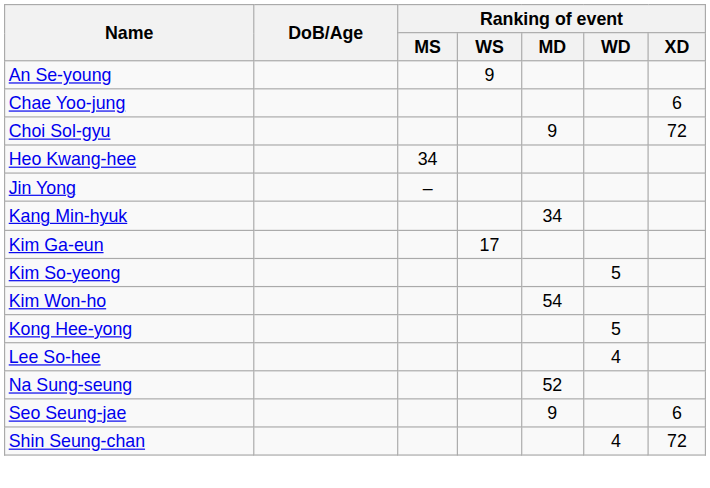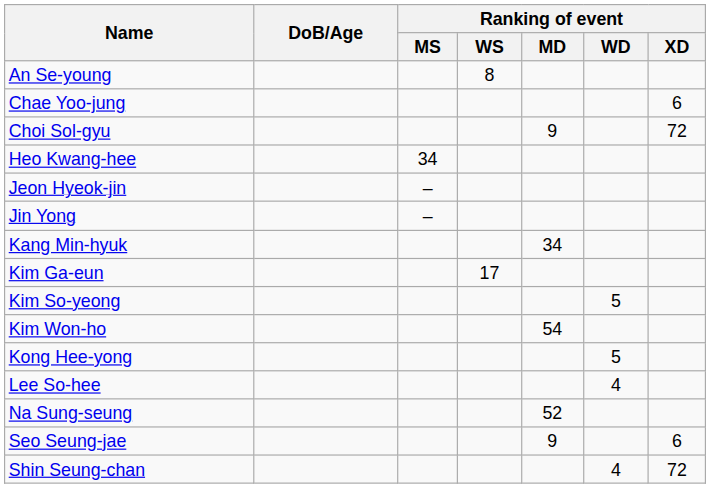(490, 75) 9 -> (490, 75) 8
+ row: (67, 188)
